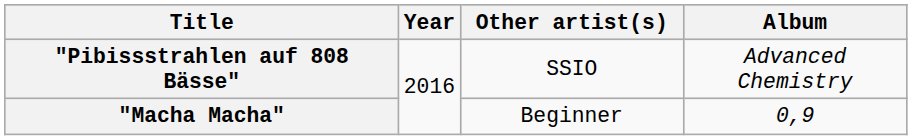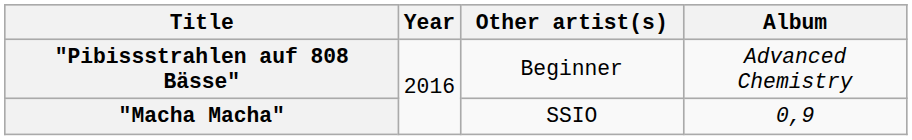(572, 69) SSIO -> (572, 69) Beginner
(572, 116) Beginner -> (572, 116) SSIO
